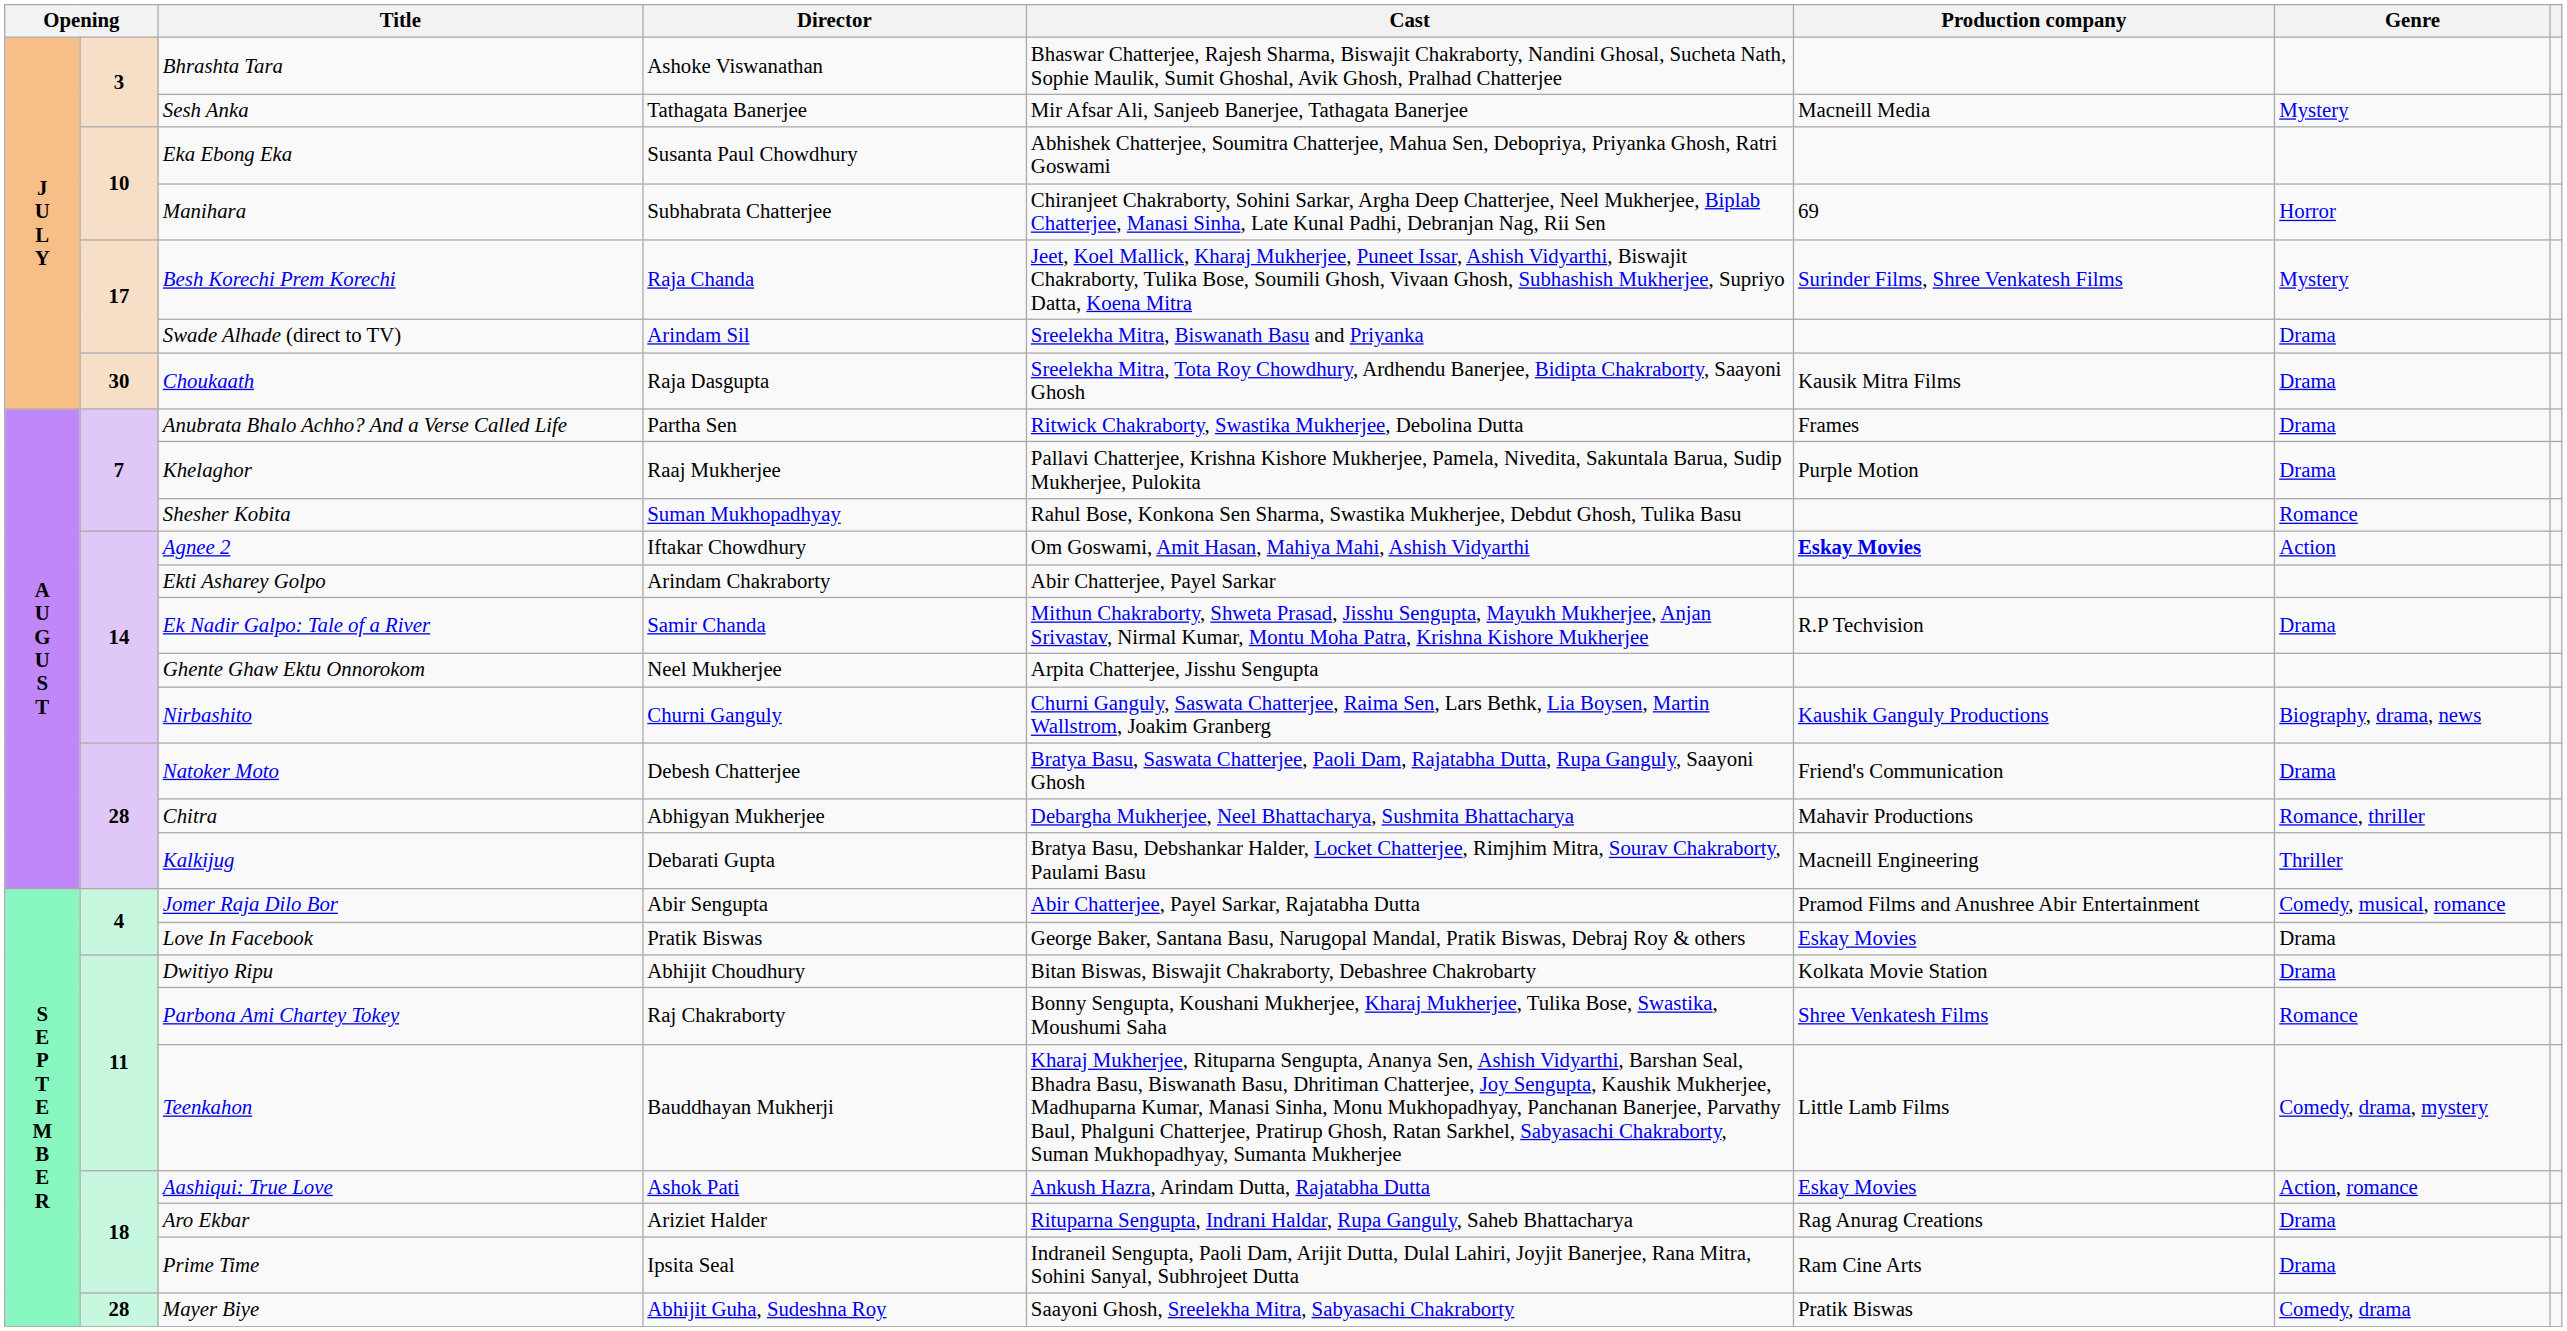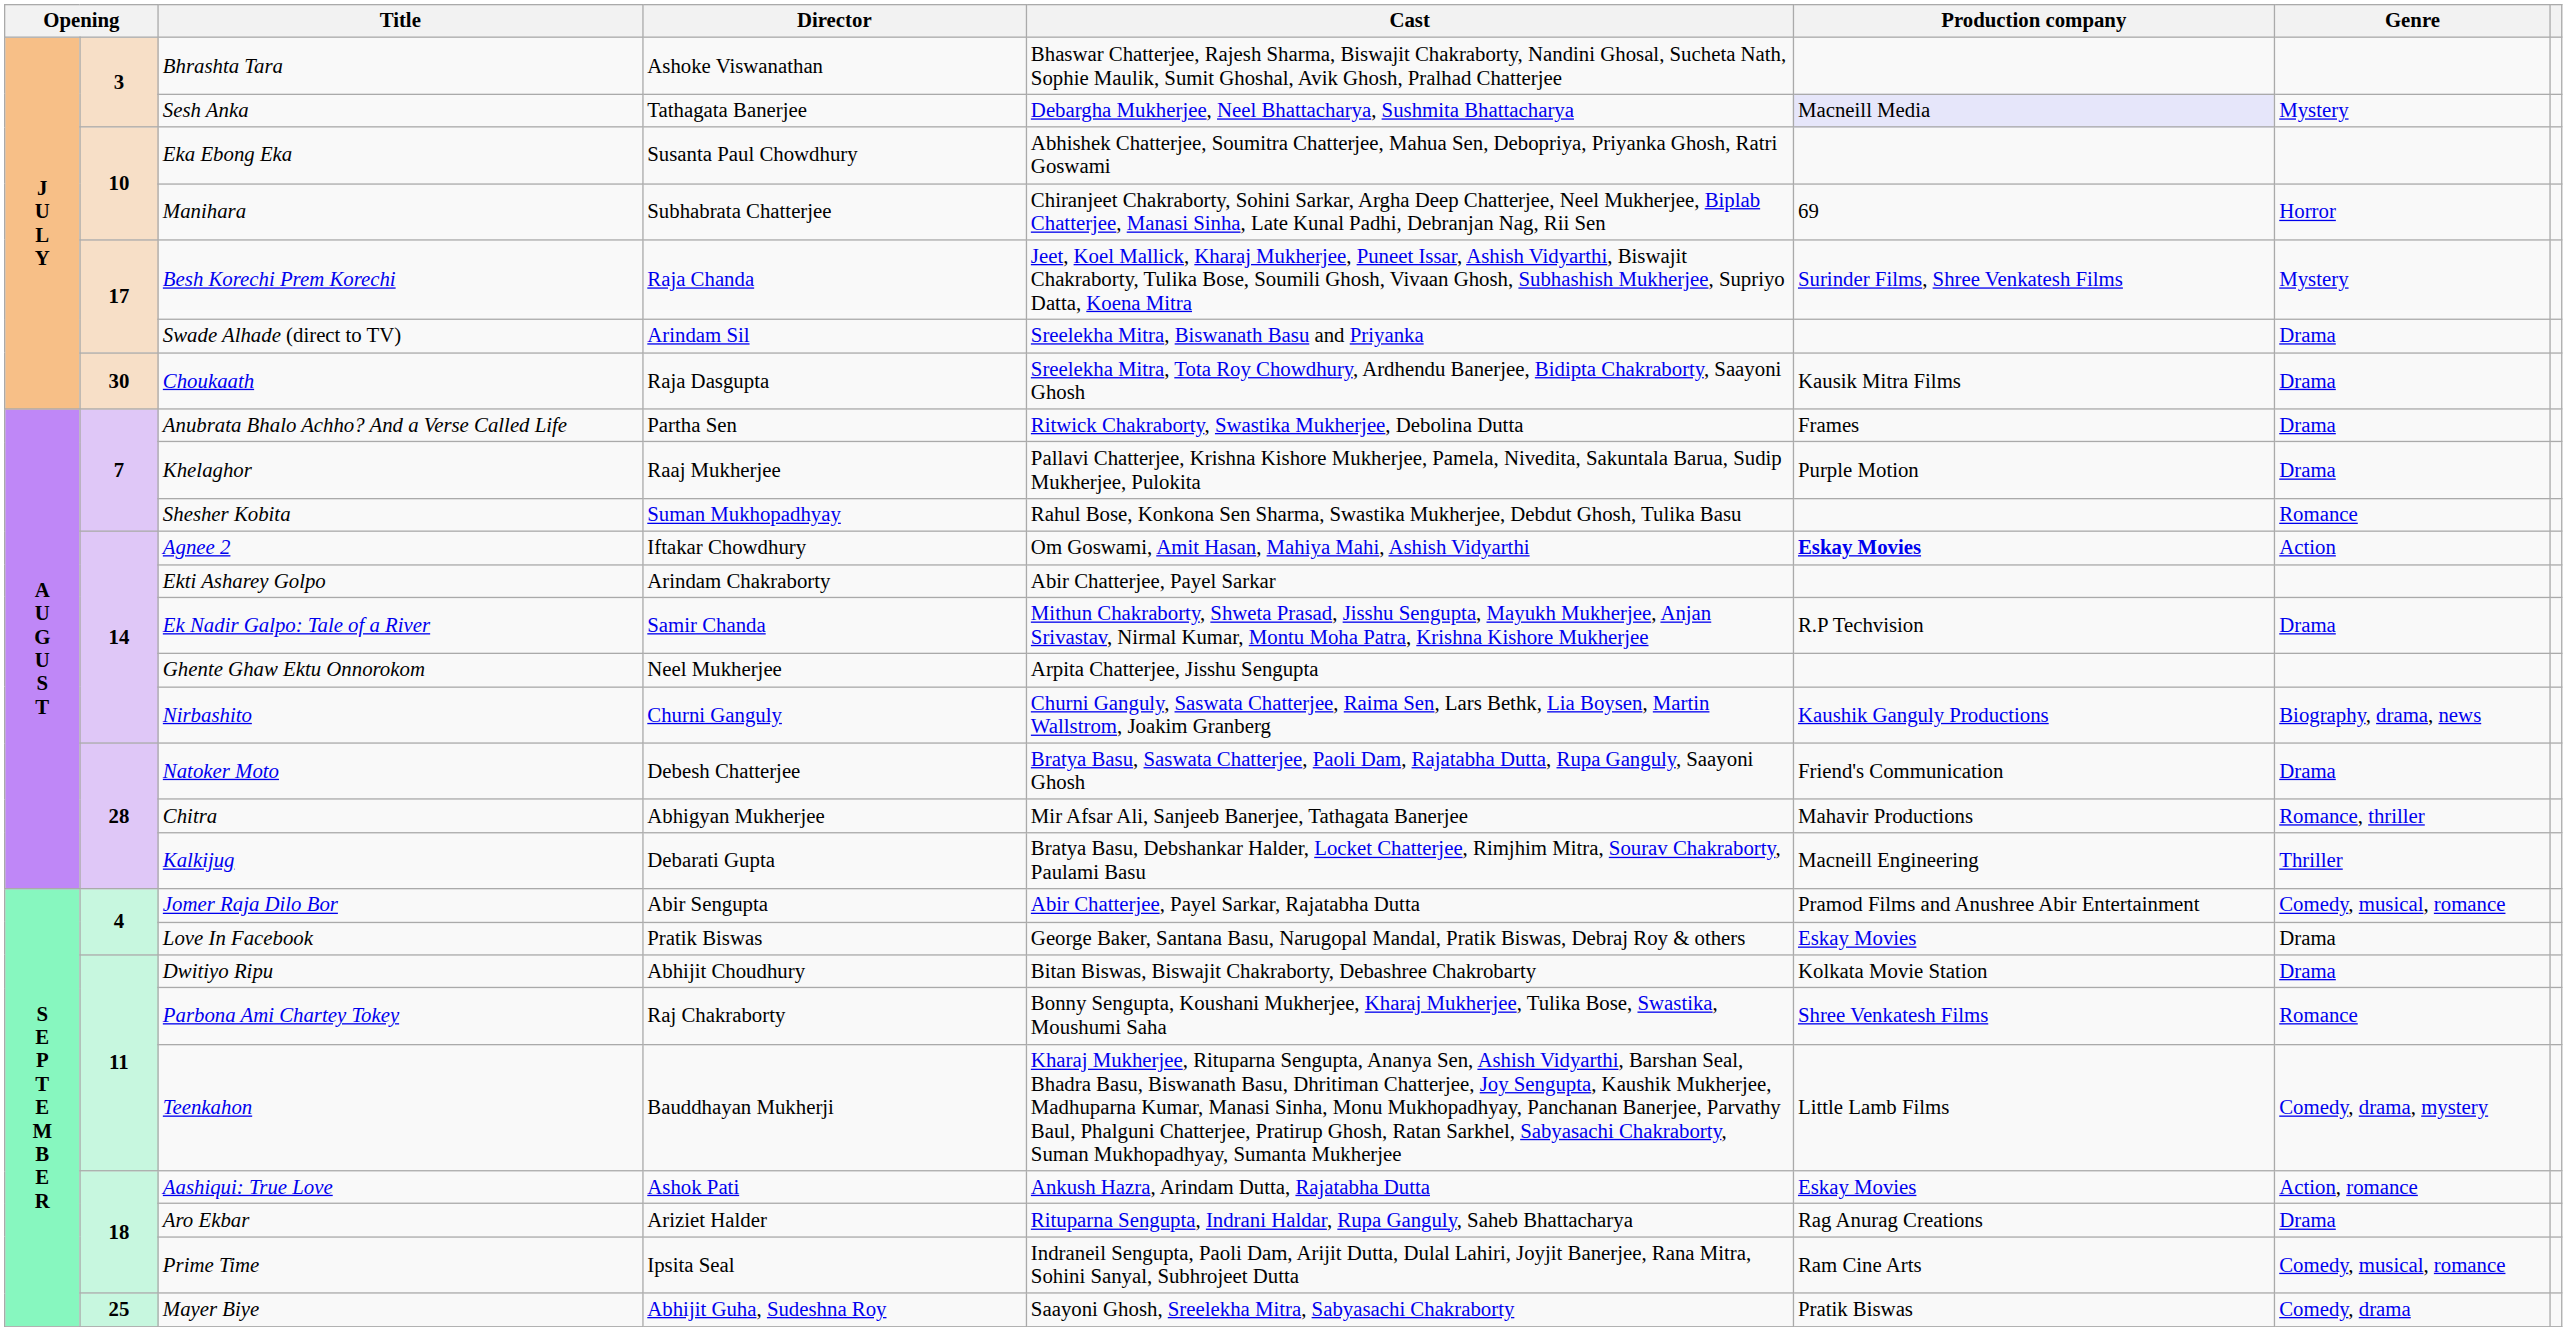(1249, 110) Mir Afsar Ali, Sanjeeb Banerjee, Tathagata Banerjee -> (1302, 110) Debargha Mukherjee, Neel Bhattacharya, Sushmita Bhattacharya
(1864, 110) no background -> (1864, 110) lavender background
(1302, 815) Debargha Mukherjee, Neel Bhattacharya, Sushmita Bhattacharya -> (1249, 815) Mir Afsar Ali, Sanjeeb Banerjee, Tathagata Banerjee
(2308, 1264) Drama -> (2392, 1264) Comedy, musical, romance
(119, 1309) 28 -> (119, 1309) 25
